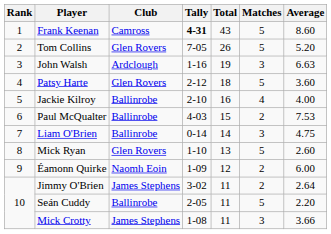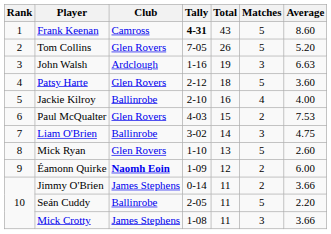(134, 116) Ballinrobe -> (139, 116) Glen Rovers
(197, 133) 0-14 -> (197, 133) 3-02
(139, 168) normal -> (141, 168) bold
(197, 185) 3-02 -> (197, 185) 0-14
(305, 185) 2.64 -> (305, 185) 3.66
